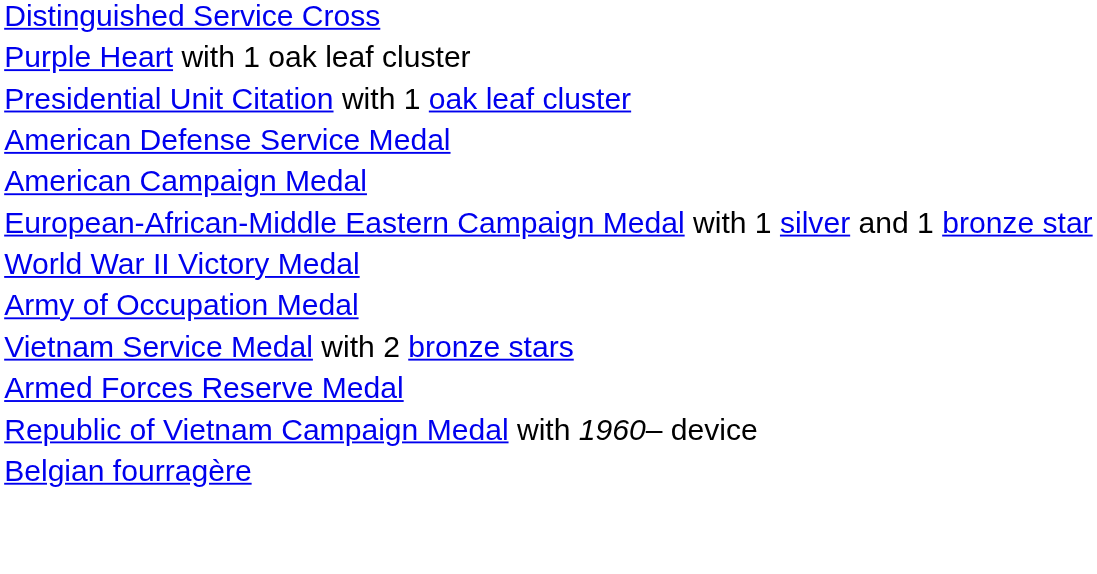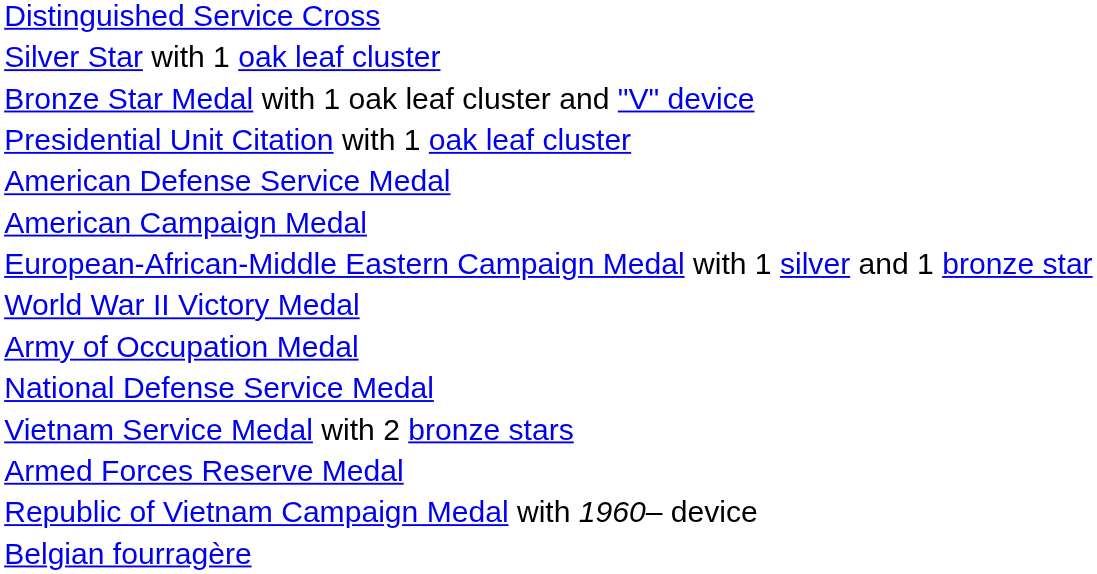+ row: (222, 57)
+ row: (379, 98)
- row: (237, 57)
+ row: (219, 388)
